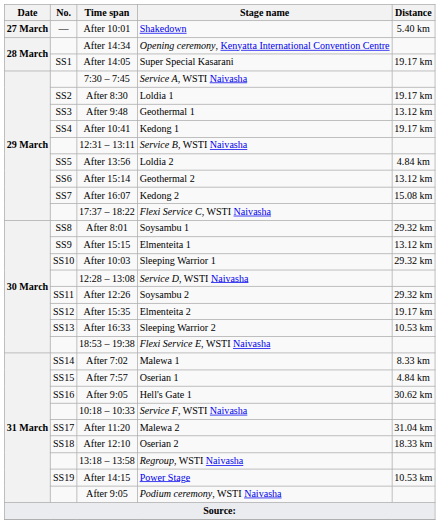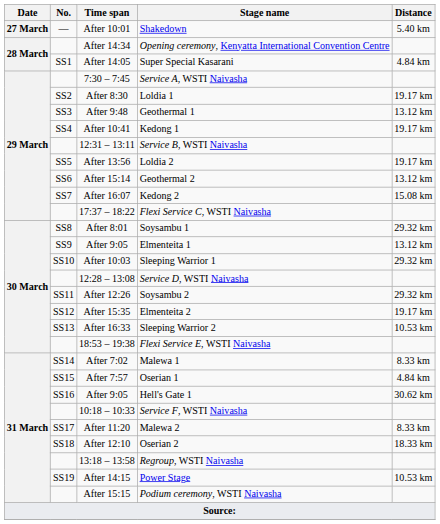(413, 62) 19.17 km -> (413, 62) 4.84 km
(413, 161) 4.84 km -> (413, 161) 19.17 km
(107, 244) After 15:15 -> (107, 244) After 9:05
(413, 427) 31.04 km -> (413, 427) 8.33 km
(107, 493) After 9:05 -> (107, 493) After 15:15
